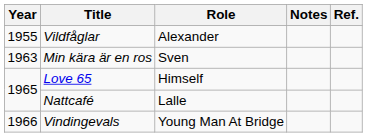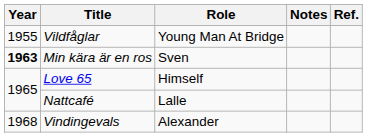(188, 36) Alexander -> (221, 36) Young Man At Bridge
(22, 57) normal -> (22, 57) bold
(22, 121) 1966 -> (22, 121) 1968
(221, 121) Young Man At Bridge -> (188, 121) Alexander
